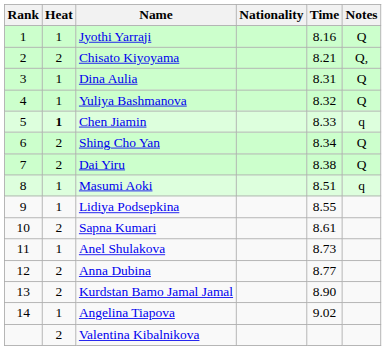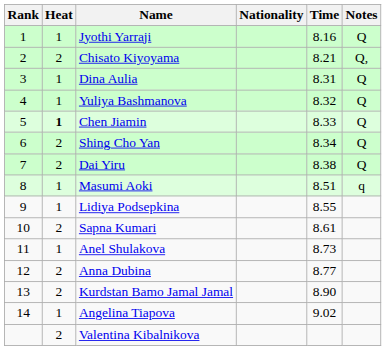(362, 121) q -> (362, 121) Q
